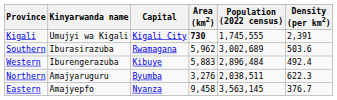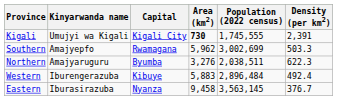(82, 49) Iburasirazuba -> (72, 49) Amajyepfo
(241, 49) 3,002,689 -> (241, 49) 3,002,699
(299, 49) 503.6 -> (299, 49) 503.3
rows swapped: (24, 63) <-> (26, 76)
(72, 89) Amajyepfo -> (82, 89) Iburasirazuba
